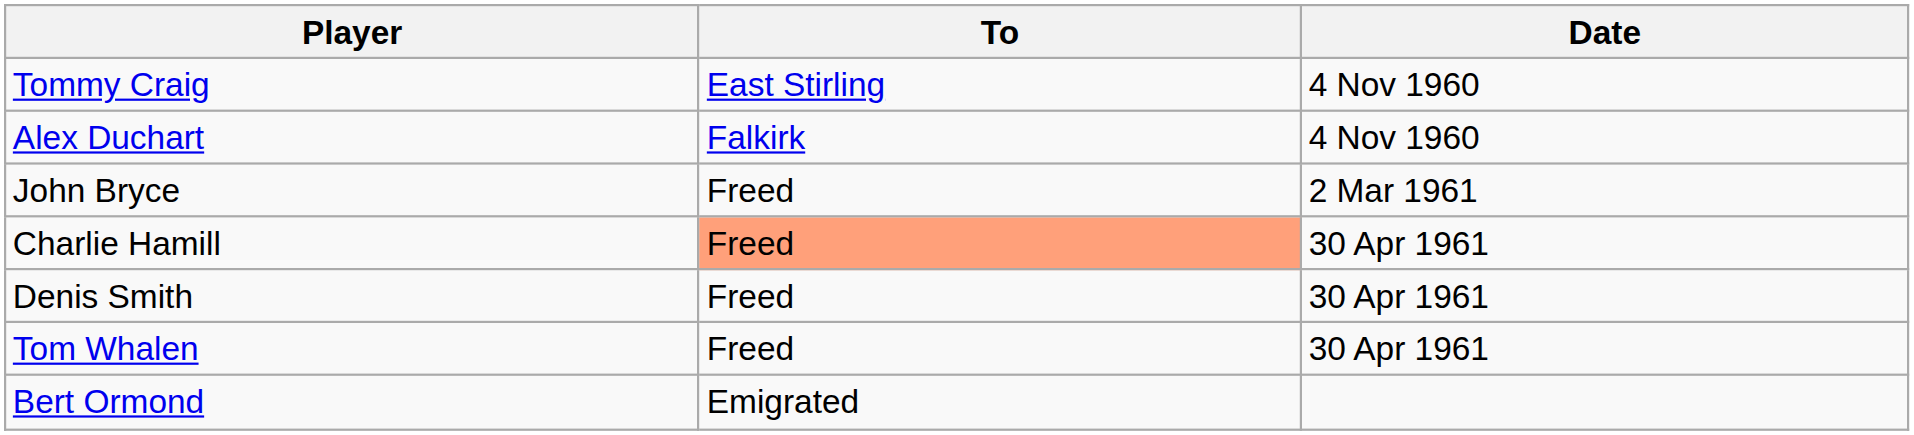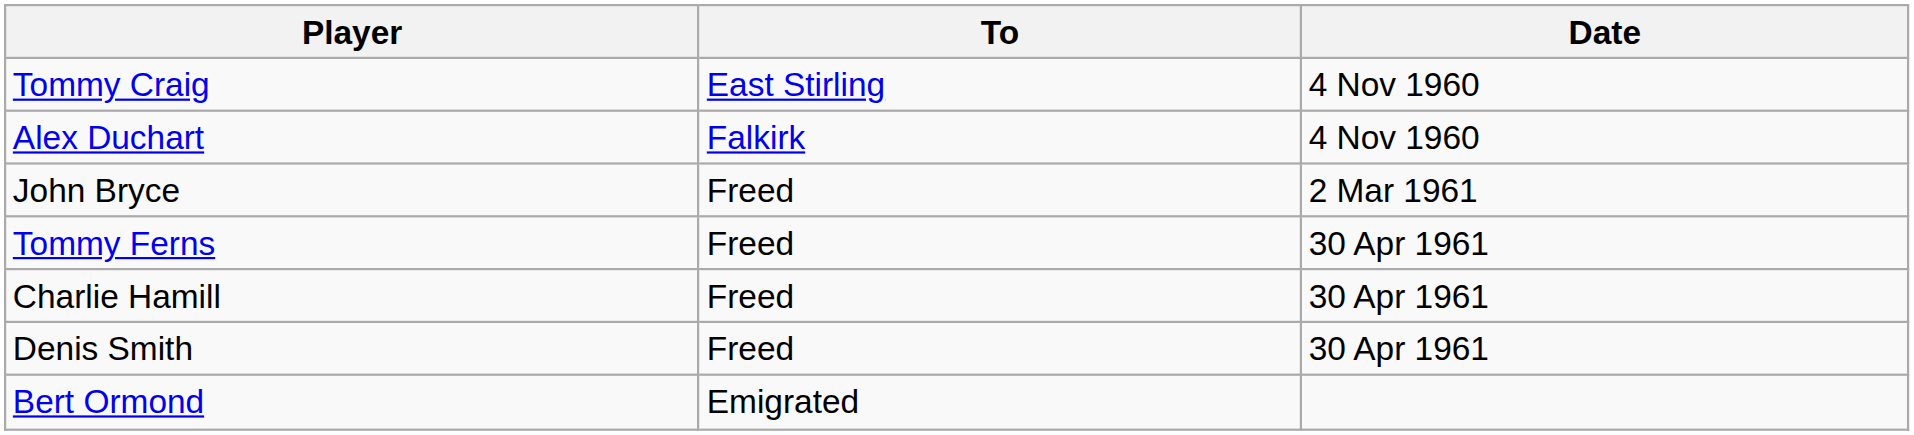+ row: (114, 244)
(750, 244) lightsalmon background -> (750, 296) no background
- row: (106, 349)
